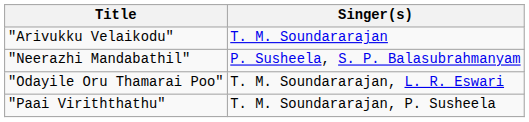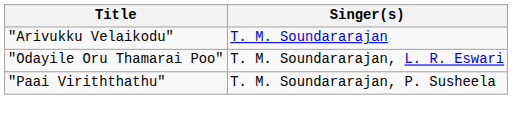- row: (99, 61)
